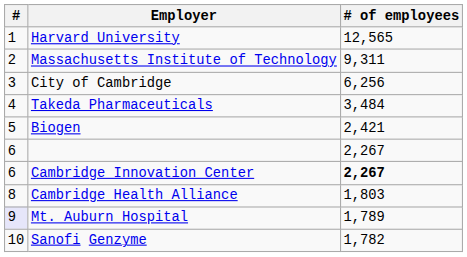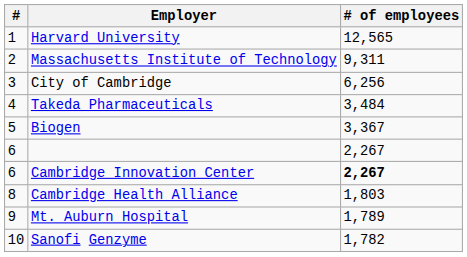(364, 128) 2,421 -> (364, 128) 3,367
(12, 218) lavender background -> (12, 218) no background
